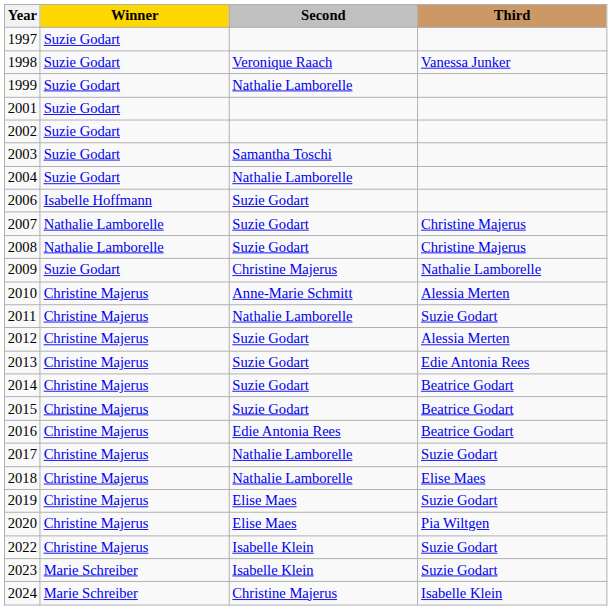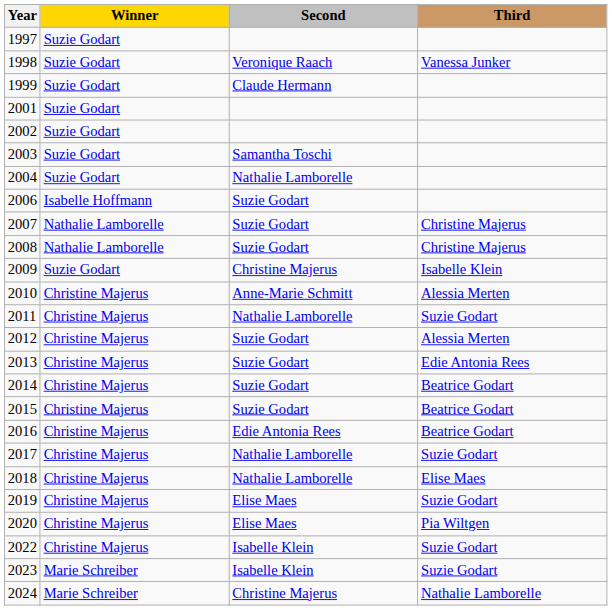(292, 85) Nathalie Lamborelle -> (282, 85) Claude Hermann
(481, 270) Nathalie Lamborelle -> (462, 270) Isabelle Klein
(462, 593) Isabelle Klein -> (481, 593) Nathalie Lamborelle
